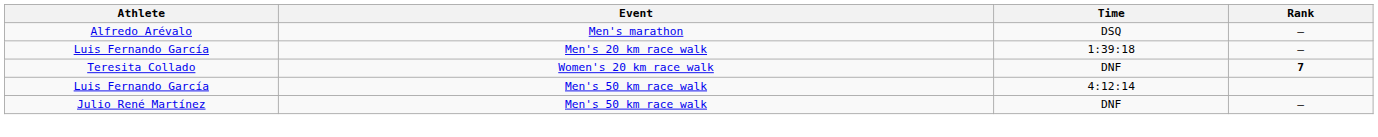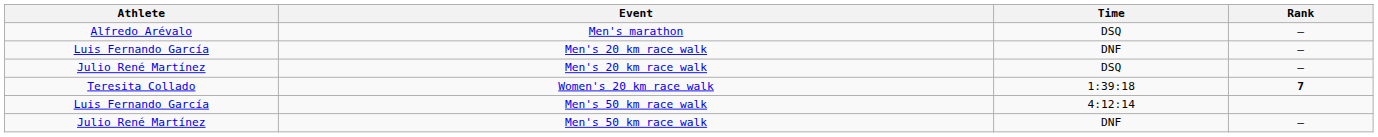(1111, 50) 1:39:18 -> (1111, 50) DNF
+ row: (141, 68)
(1111, 68) DNF -> (1111, 86) 1:39:18
